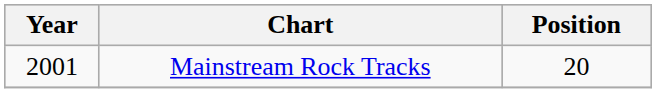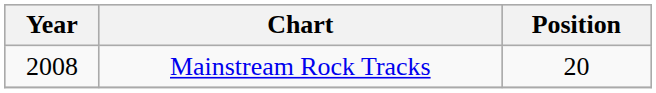(52, 66) 2001 -> (52, 66) 2008
